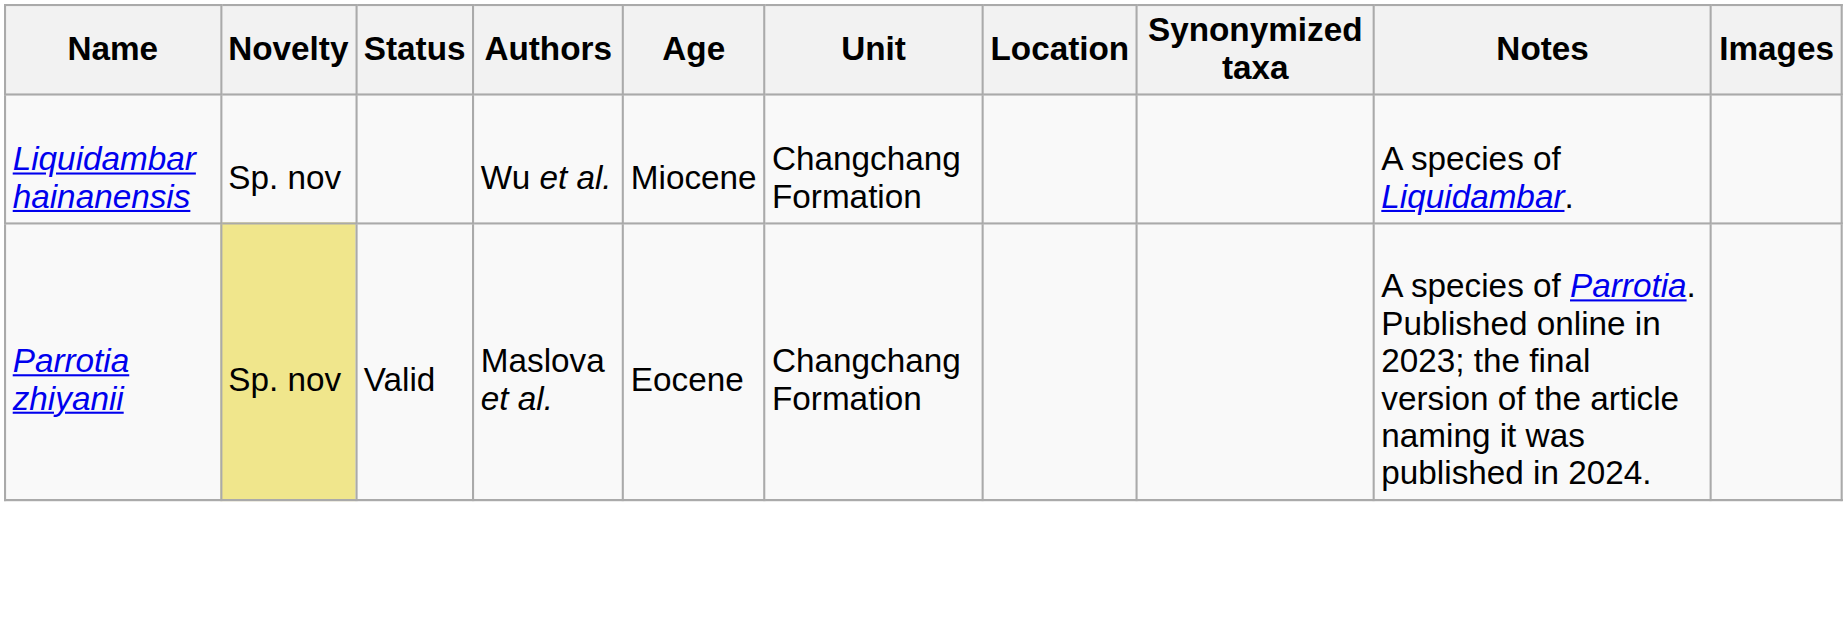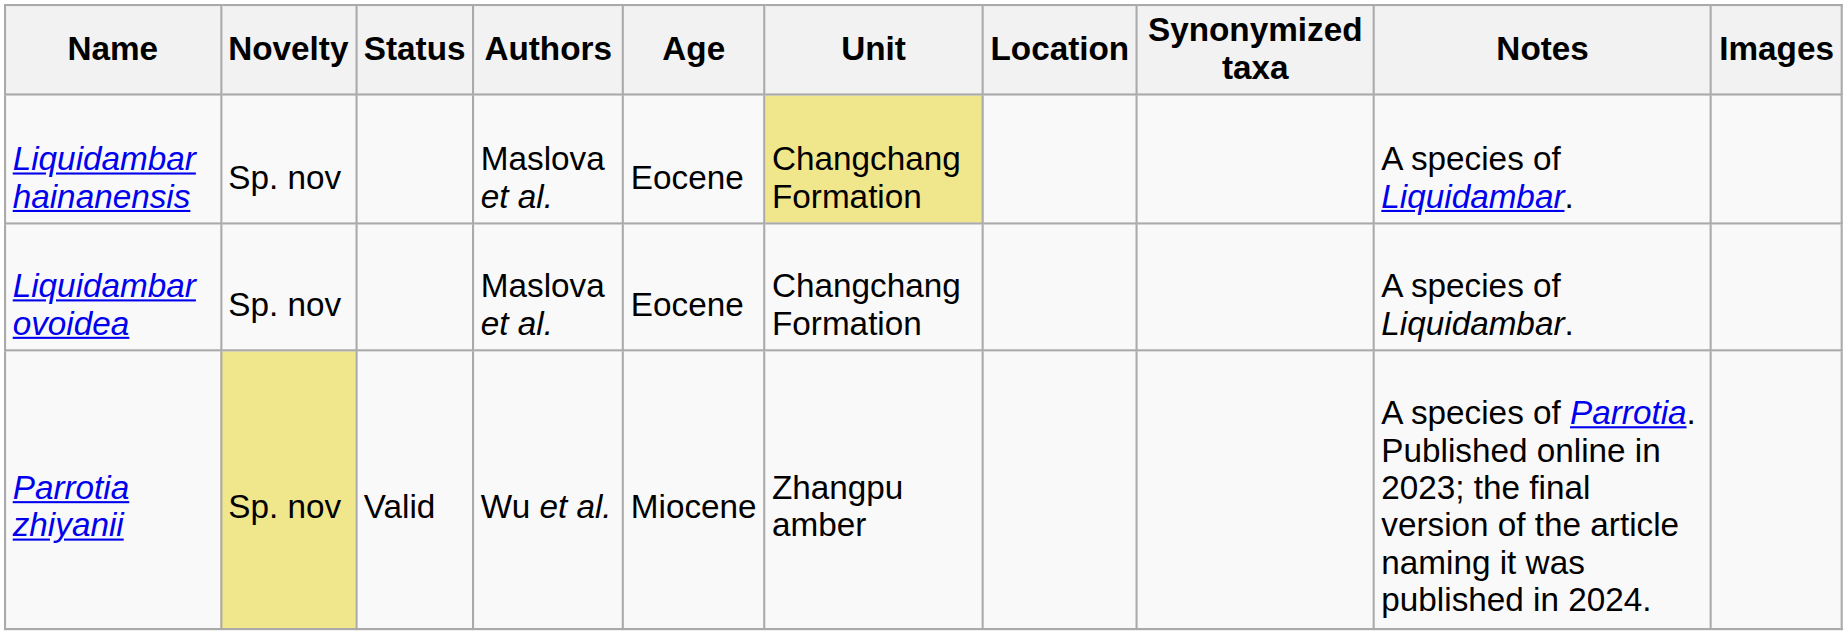(546, 177) Wu et al. -> (543, 177) Maslova et al.
(694, 177) Miocene -> (687, 177) Eocene
(866, 177) no background -> (866, 177) khaki background
+ row: (104, 304)
(543, 379) Maslova et al. -> (546, 507) Wu et al.
(687, 379) Eocene -> (694, 507) Miocene
(866, 379) Changchang Formation -> (838, 507) Zhangpu amber
